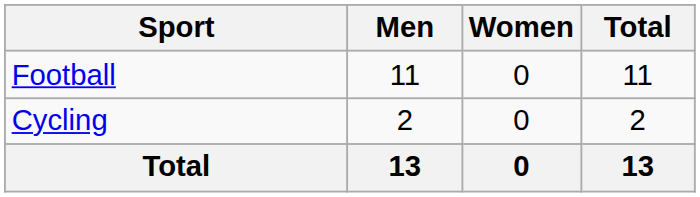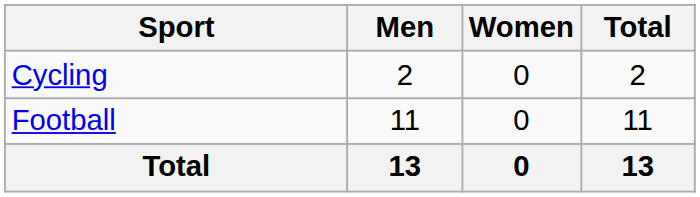rows swapped: (60, 120) <-> (64, 74)
